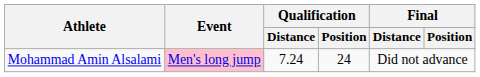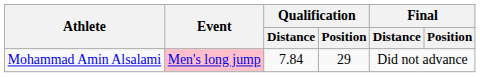(291, 60) 7.24 -> (291, 60) 7.84
(344, 60) 24 -> (344, 60) 29
